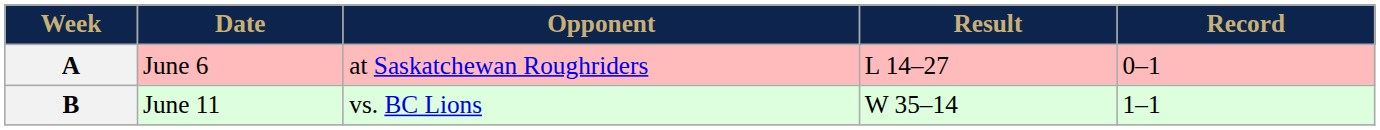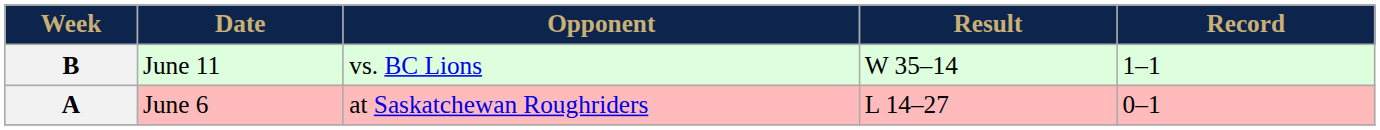rows swapped: (71, 64) <-> (71, 104)
